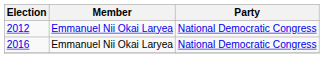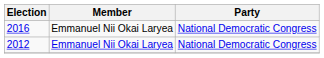rows swapped: (18, 28) <-> (18, 45)
